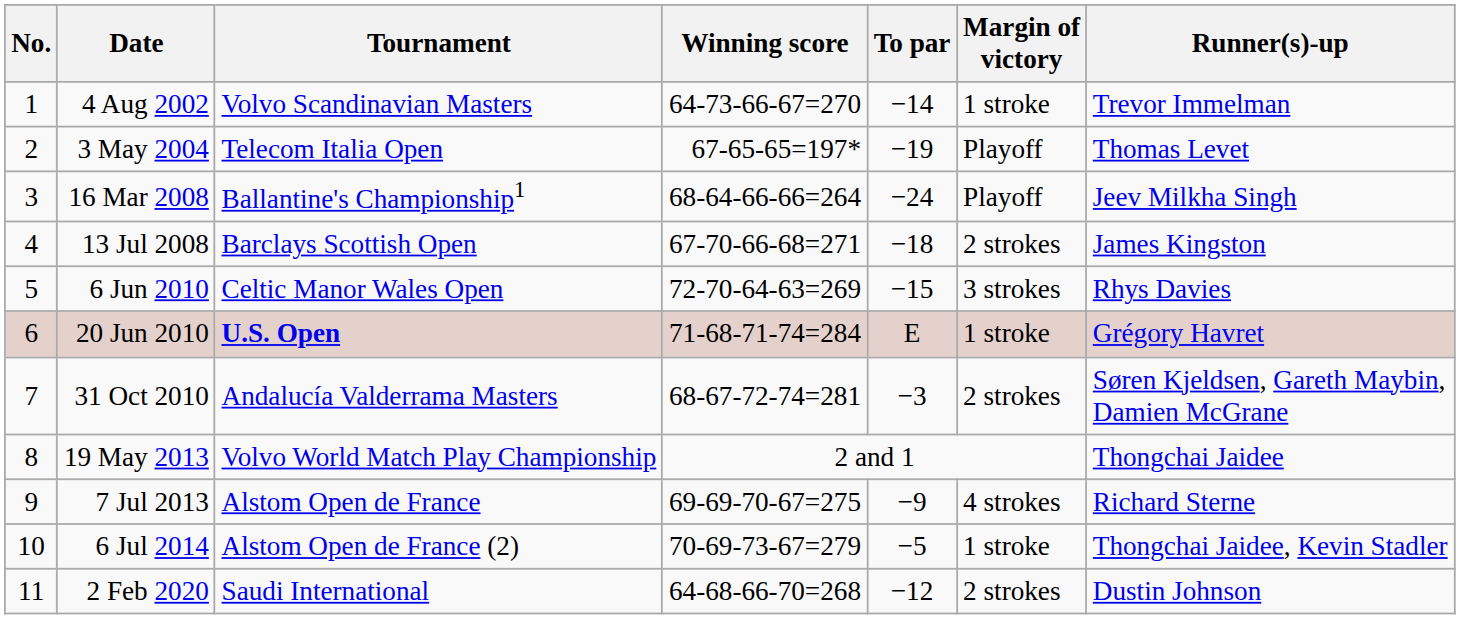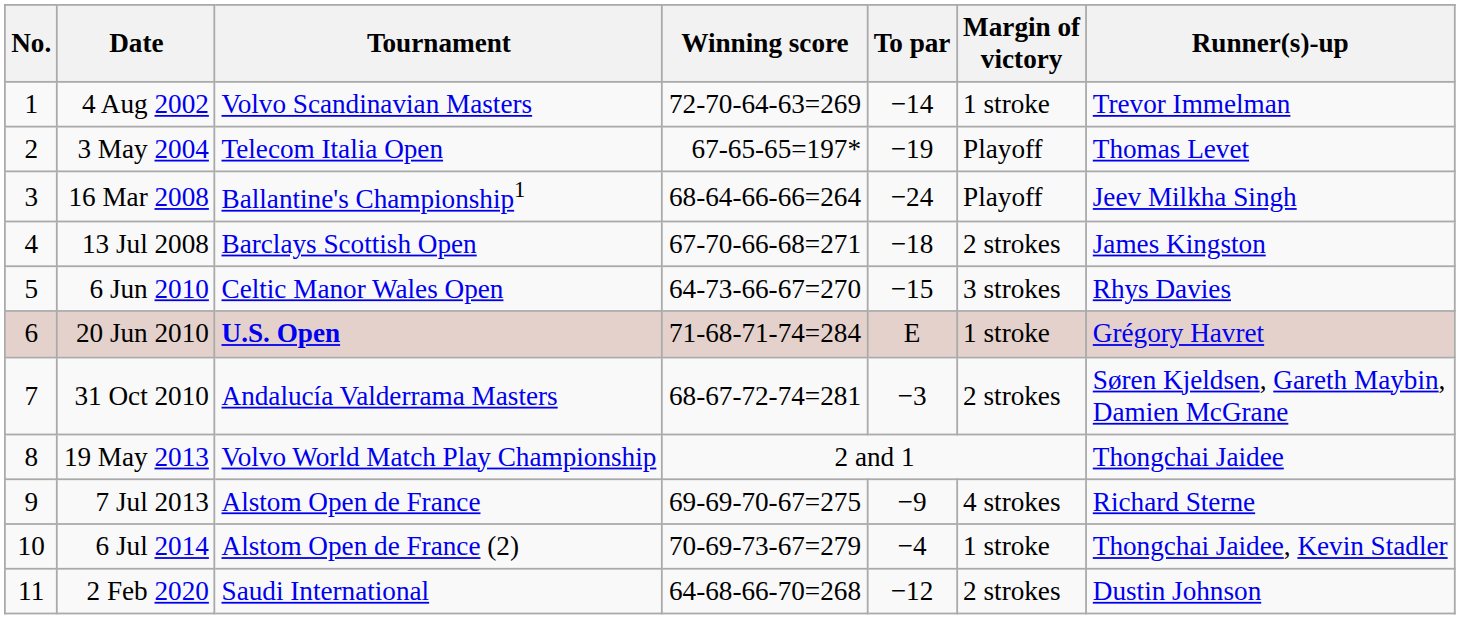(765, 104) 64-73-66-67=270 -> (765, 104) 72-70-64-63=269
(765, 289) 72-70-64-63=269 -> (765, 289) 64-73-66-67=270
(912, 545) −5 -> (912, 545) −4
